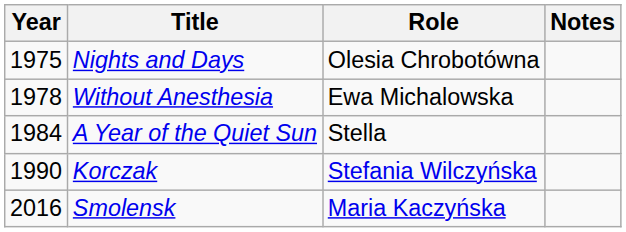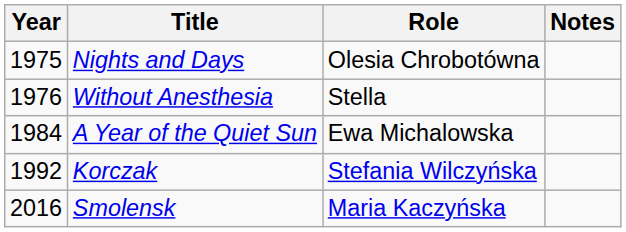(36, 97) 1978 -> (36, 97) 1976
(421, 97) Ewa Michalowska -> (357, 97) Stella
(357, 134) Stella -> (421, 134) Ewa Michalowska
(36, 171) 1990 -> (36, 171) 1992
